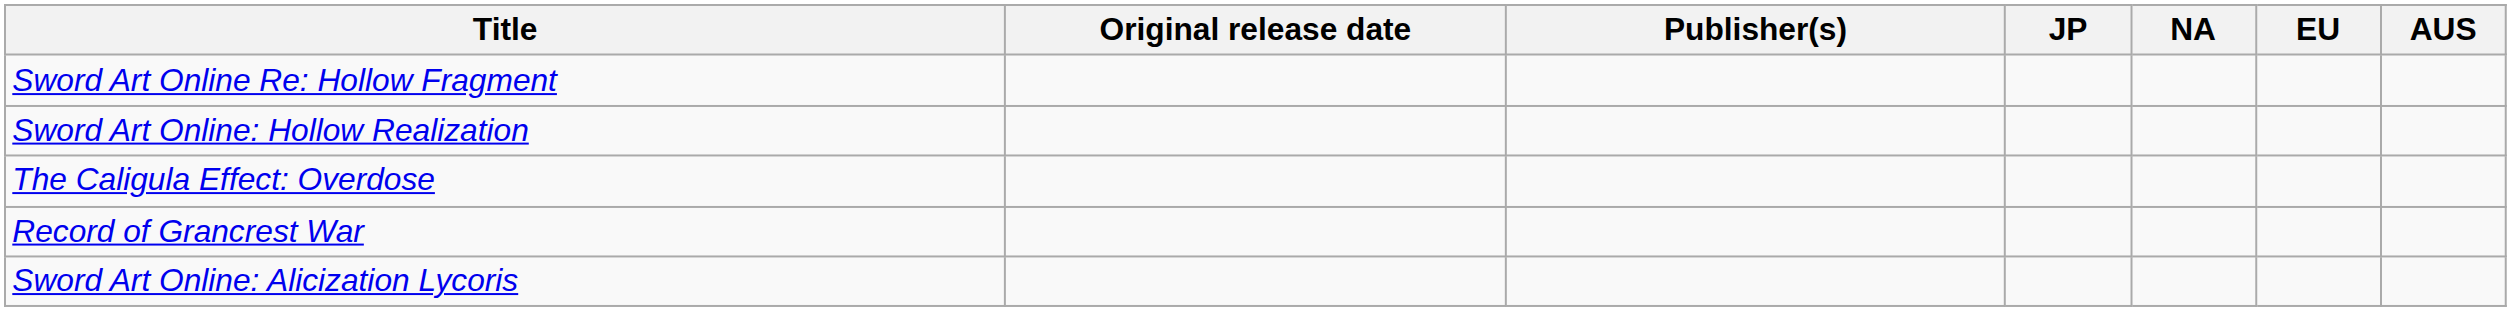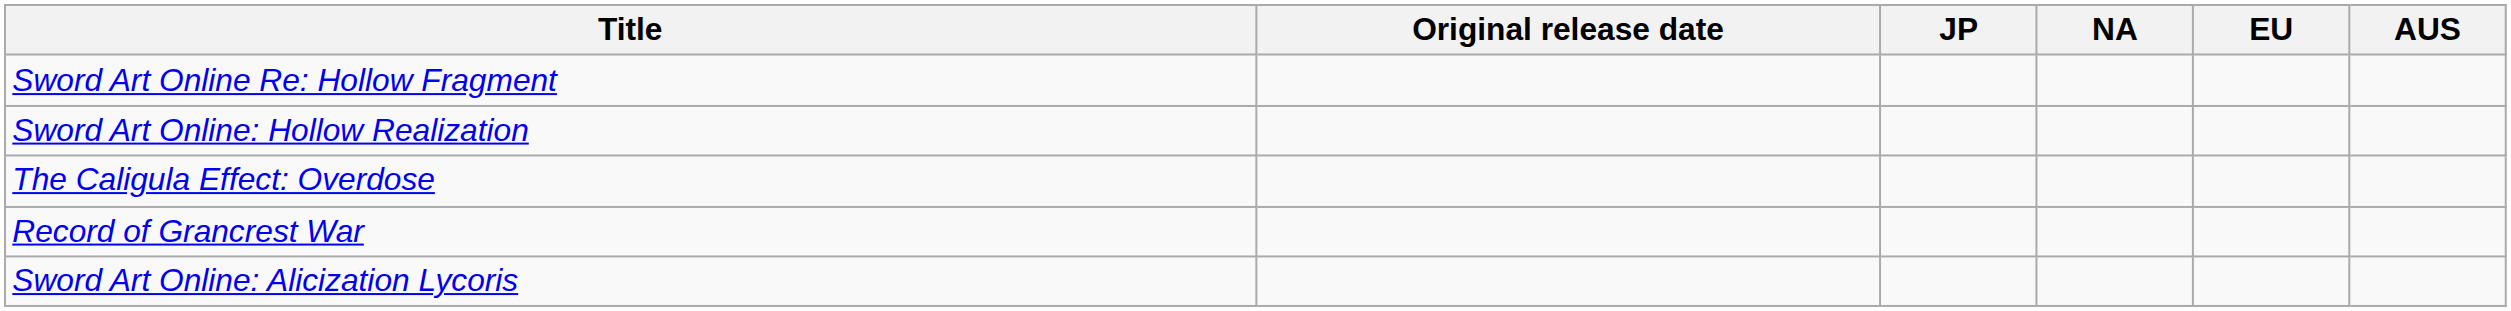- column: (1755, 29)
